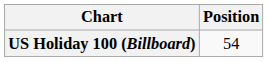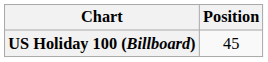(231, 43) 54 -> (231, 43) 45
